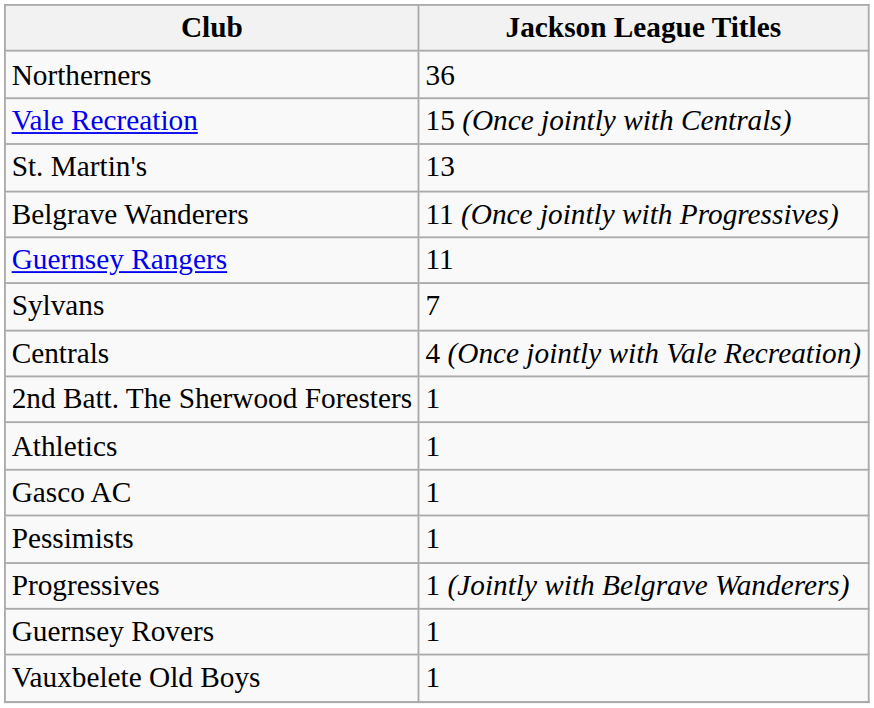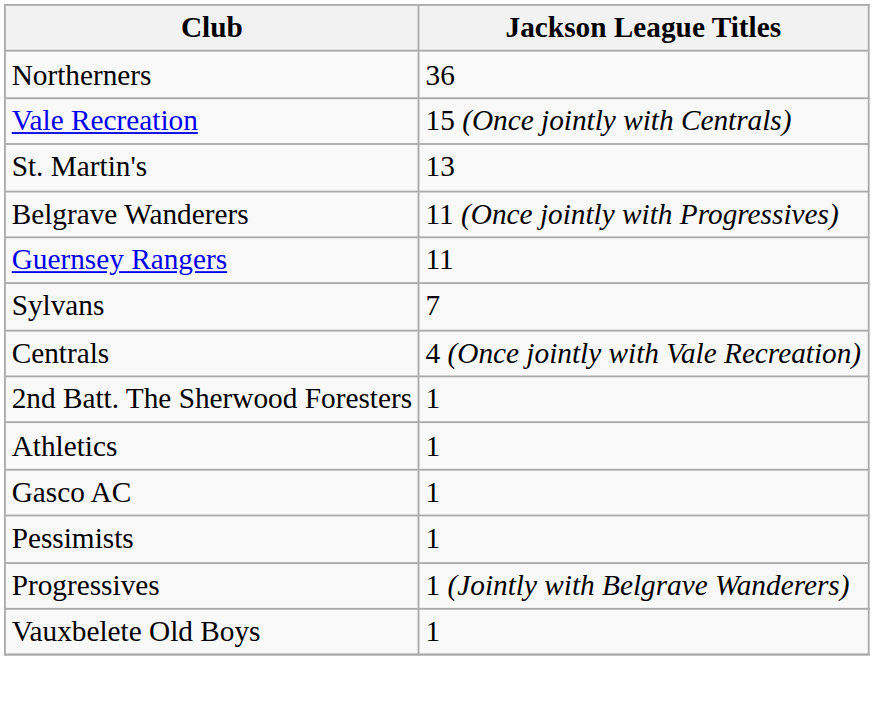- row: (113, 631)
